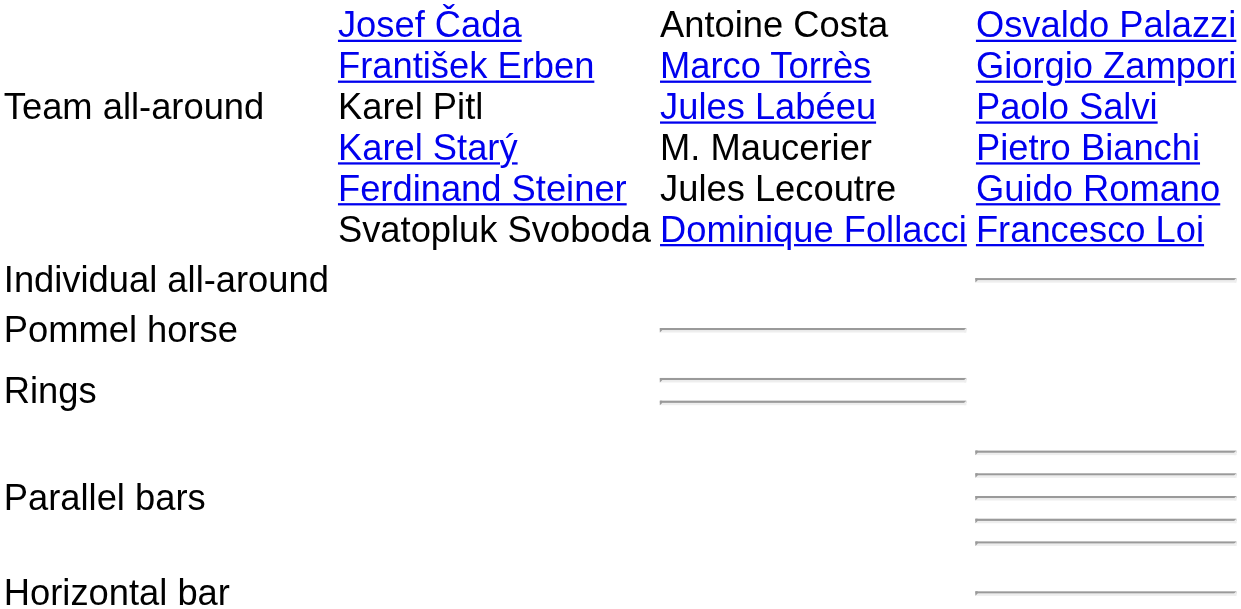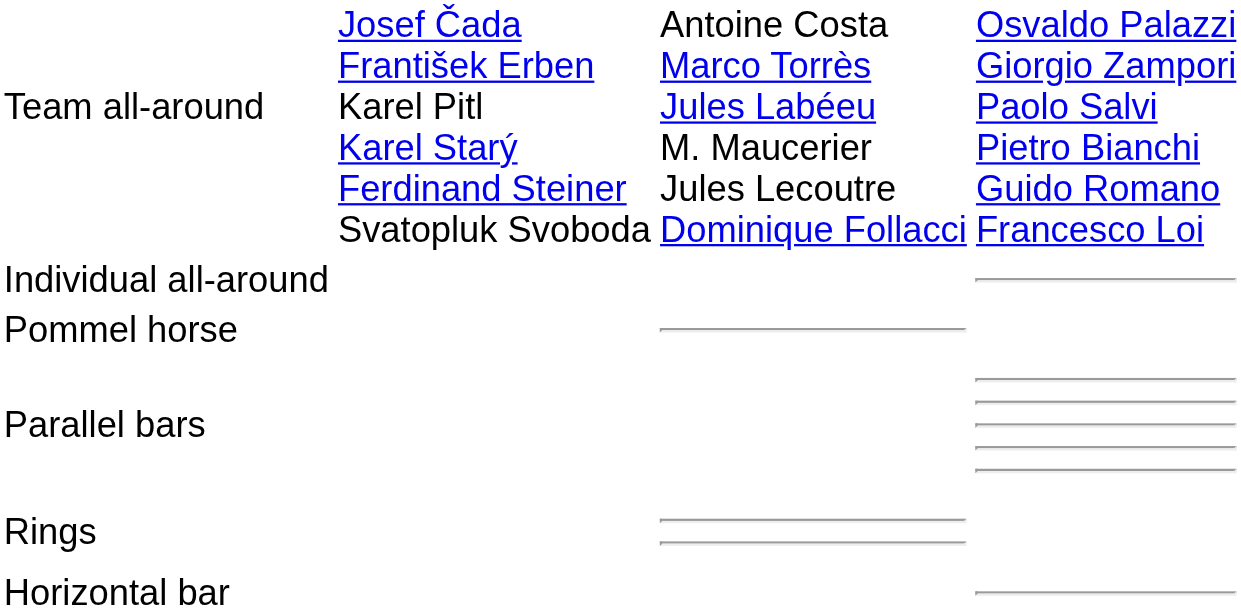rows swapped: (50, 390) <-> (105, 497)
